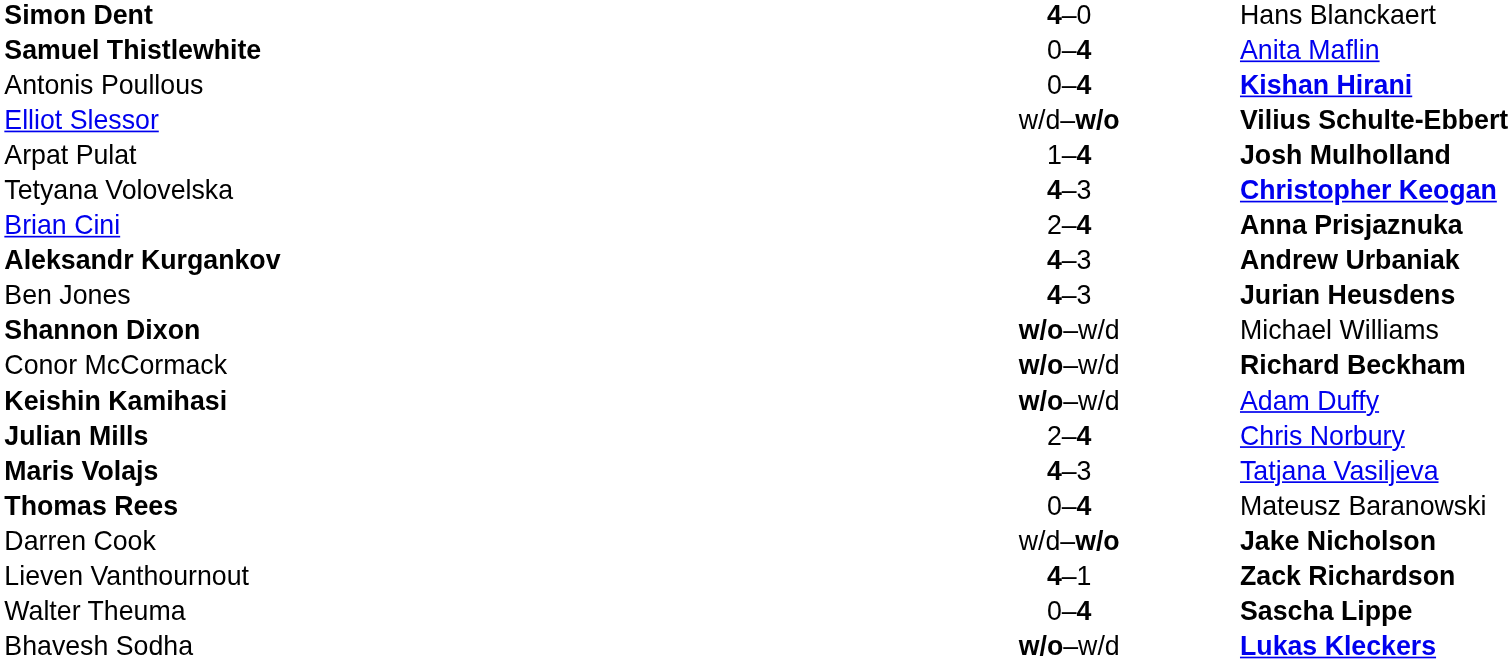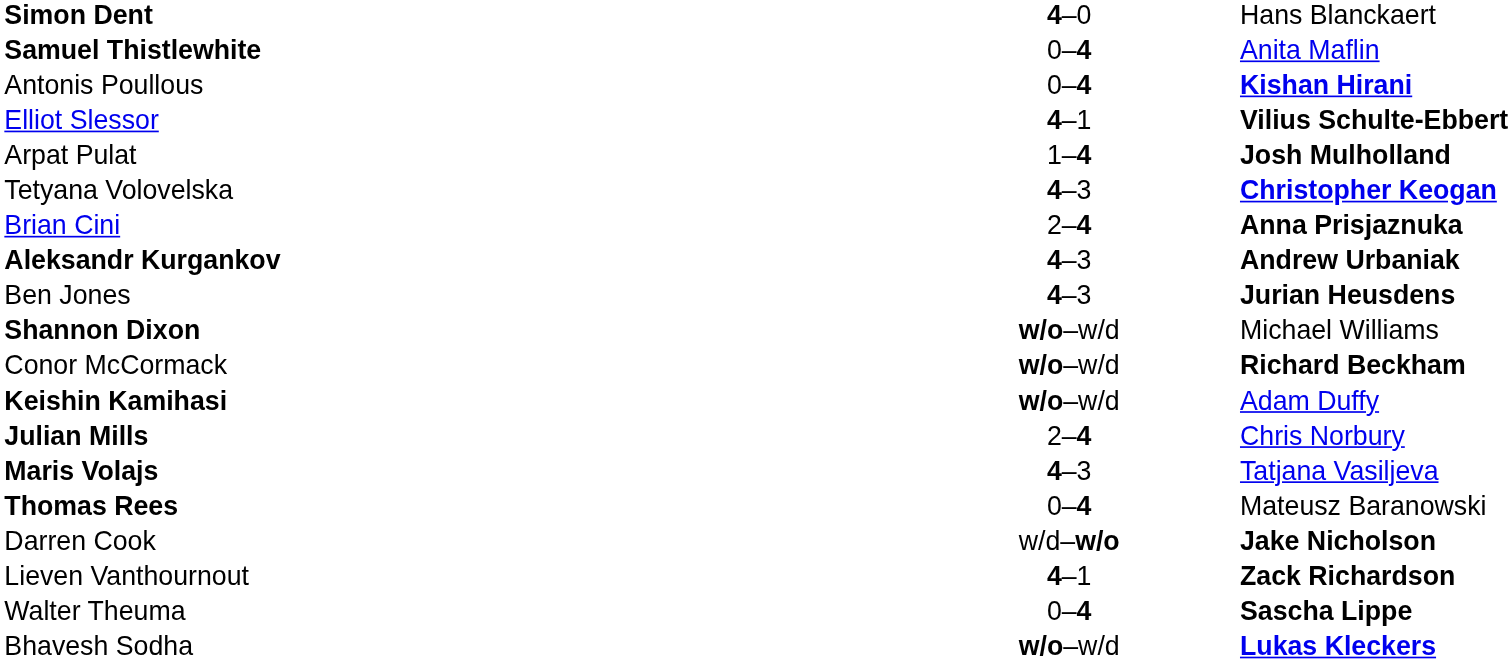(1069, 120) w/d–w/o -> (1069, 120) 4–1
